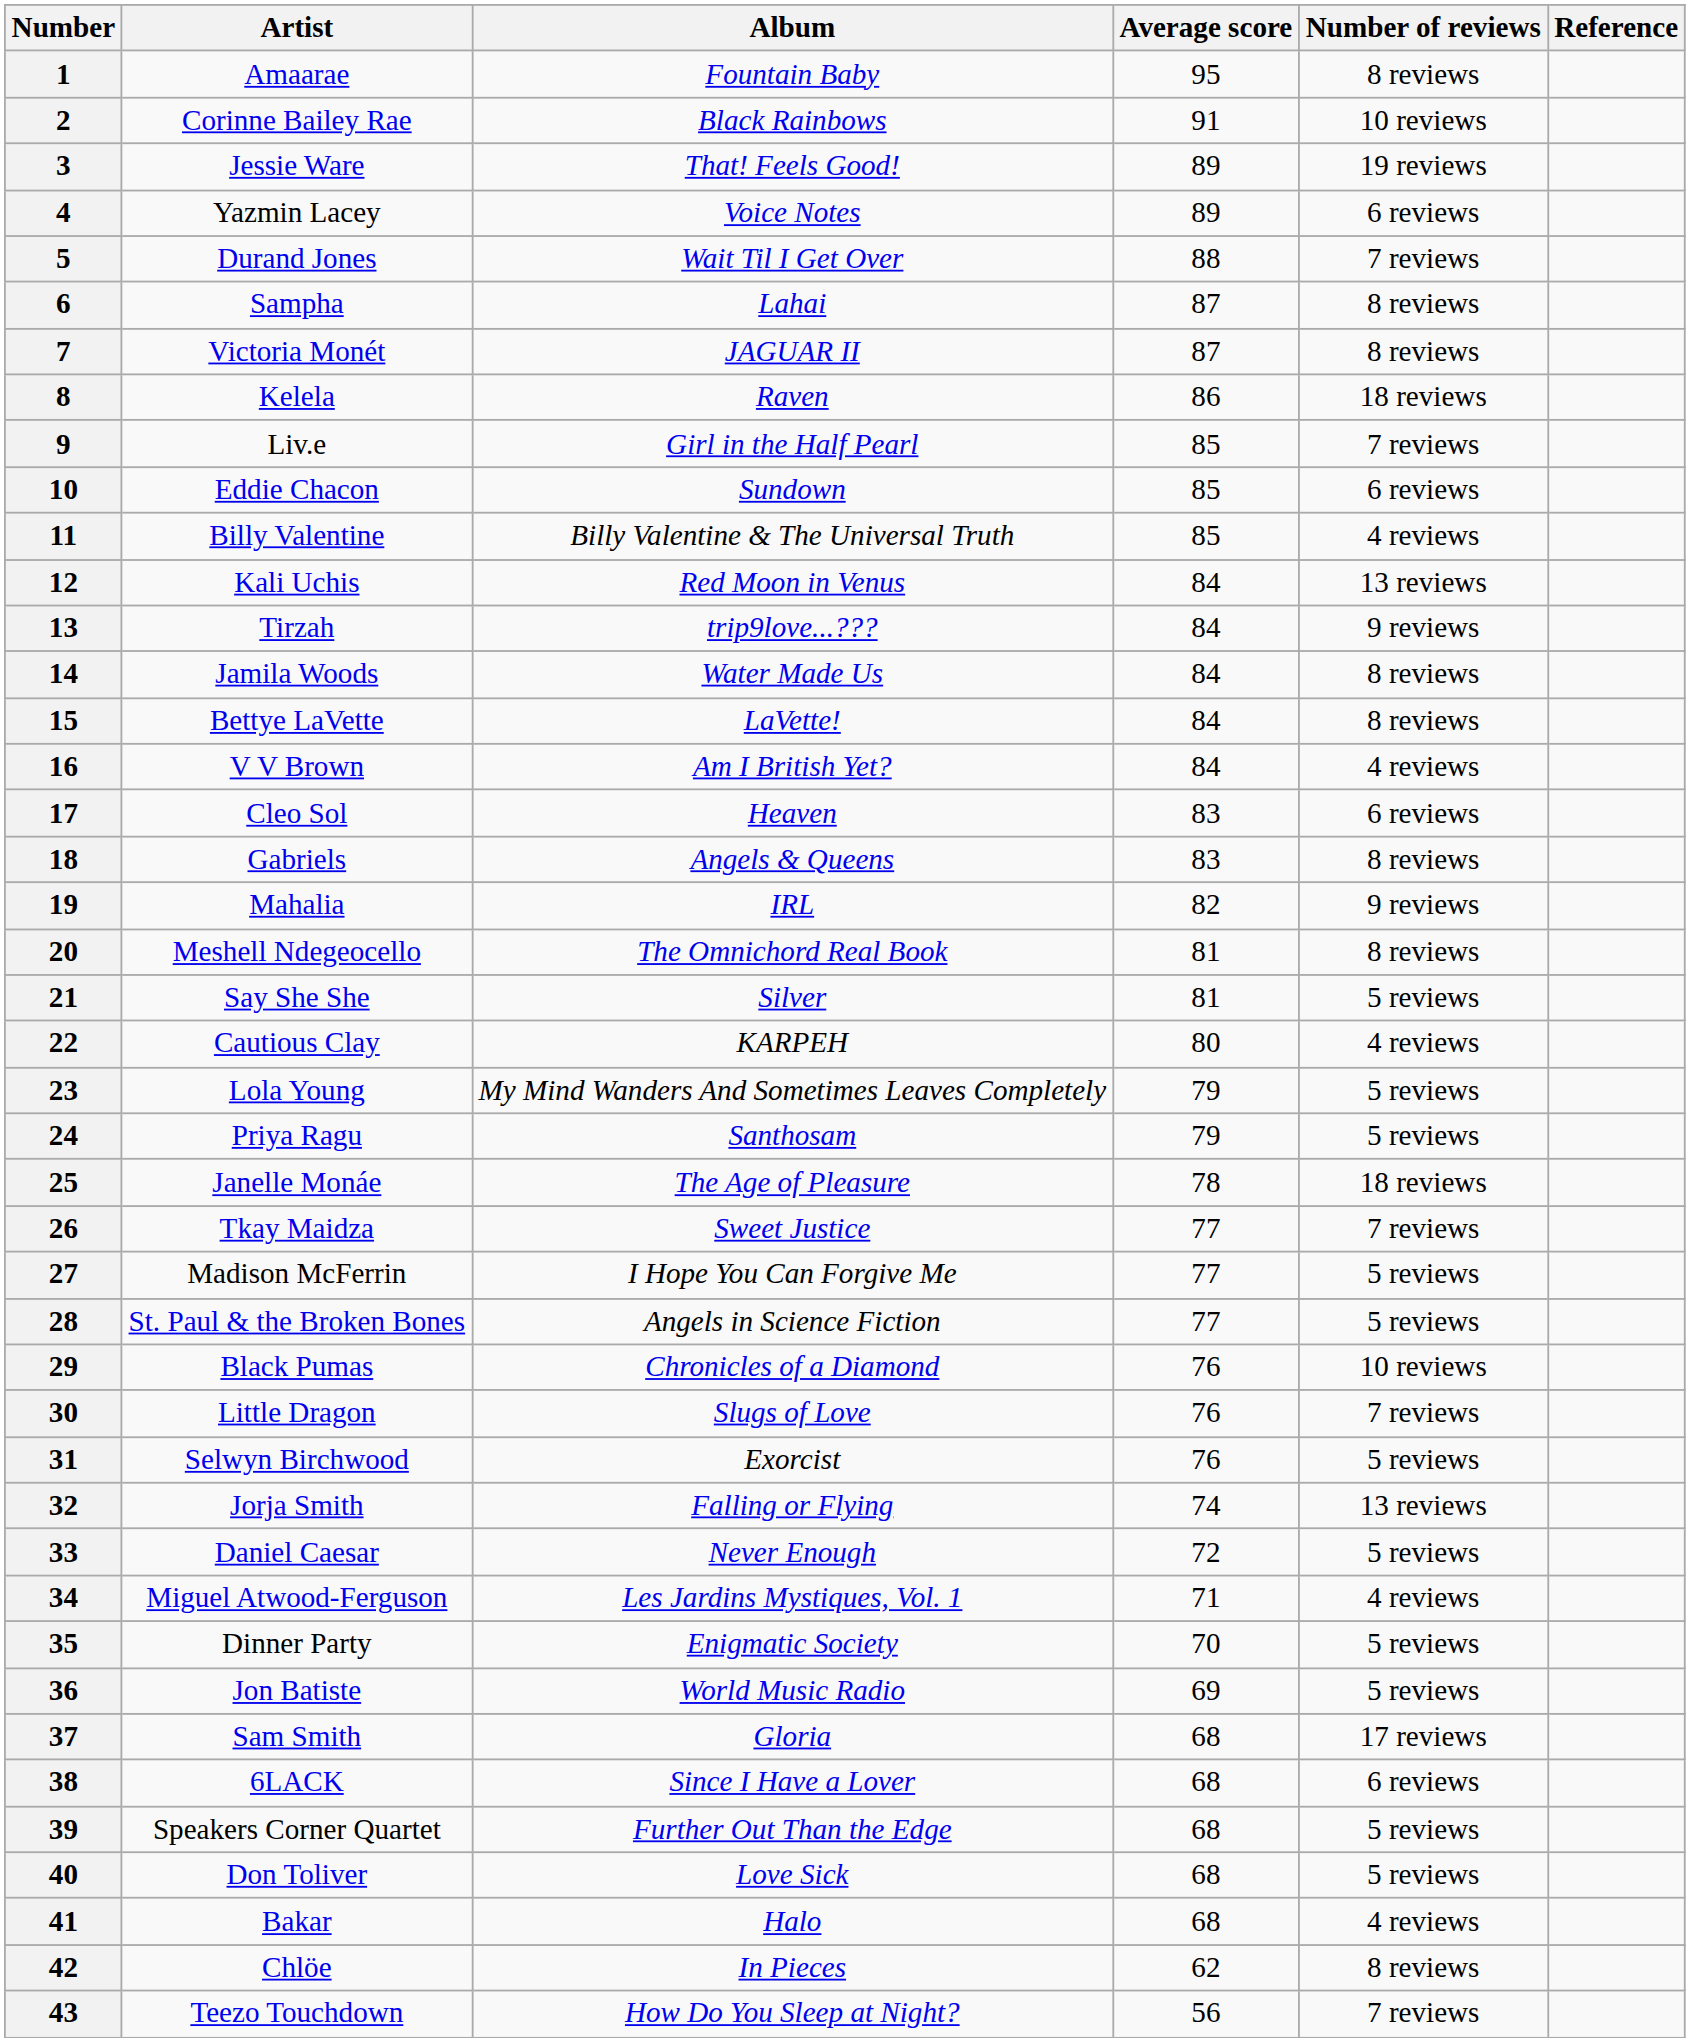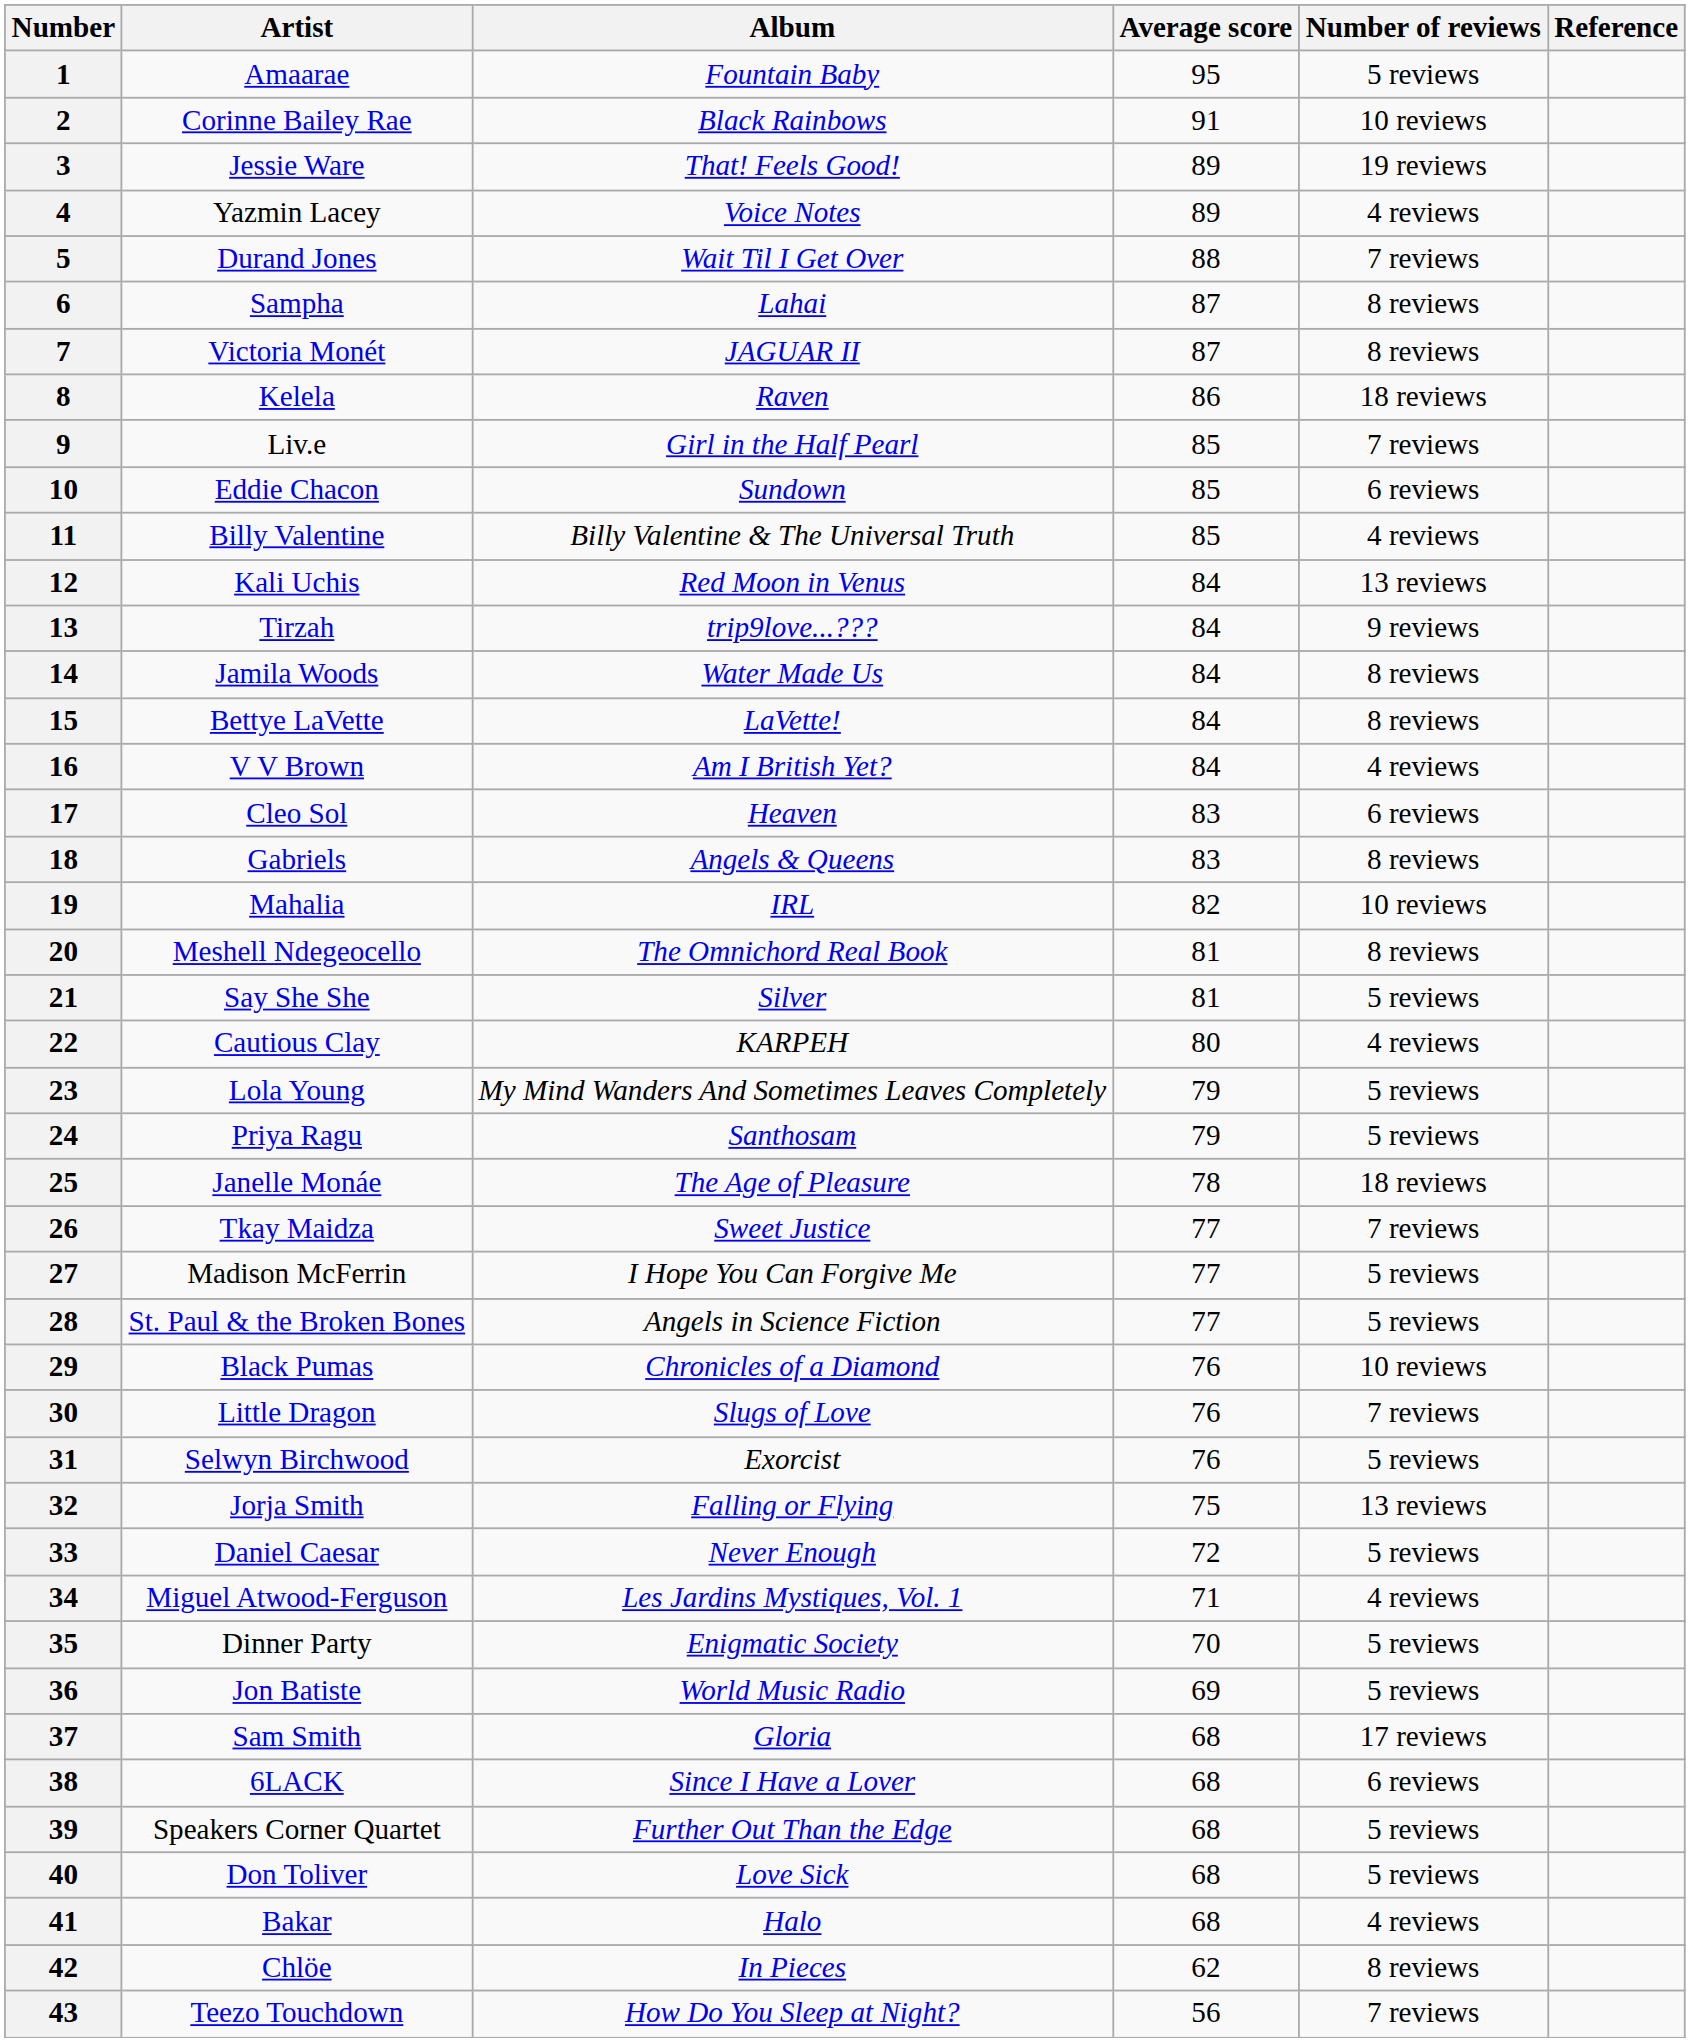(1423, 73) 8 reviews -> (1423, 73) 5 reviews
(1423, 212) 6 reviews -> (1423, 212) 4 reviews
(1423, 905) 9 reviews -> (1423, 905) 10 reviews
(1206, 1505) 74 -> (1206, 1505) 75
